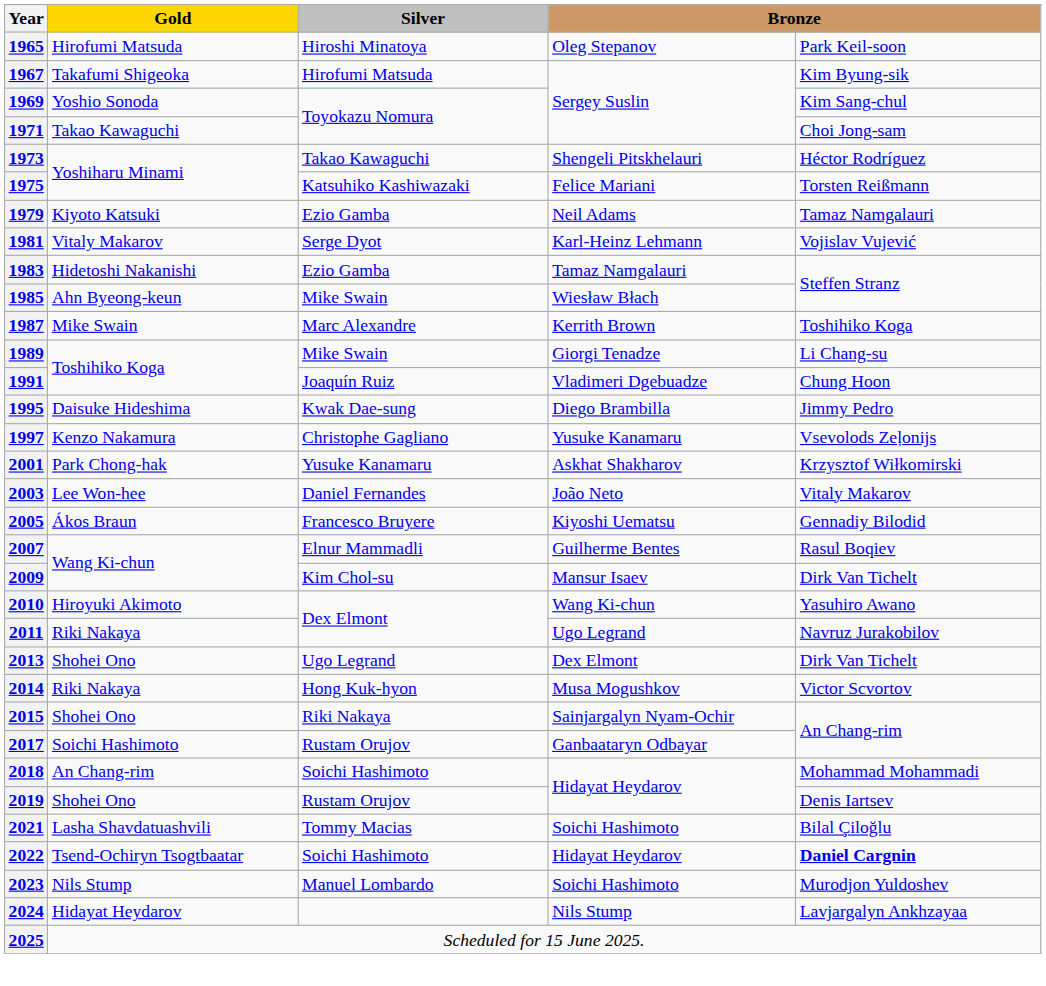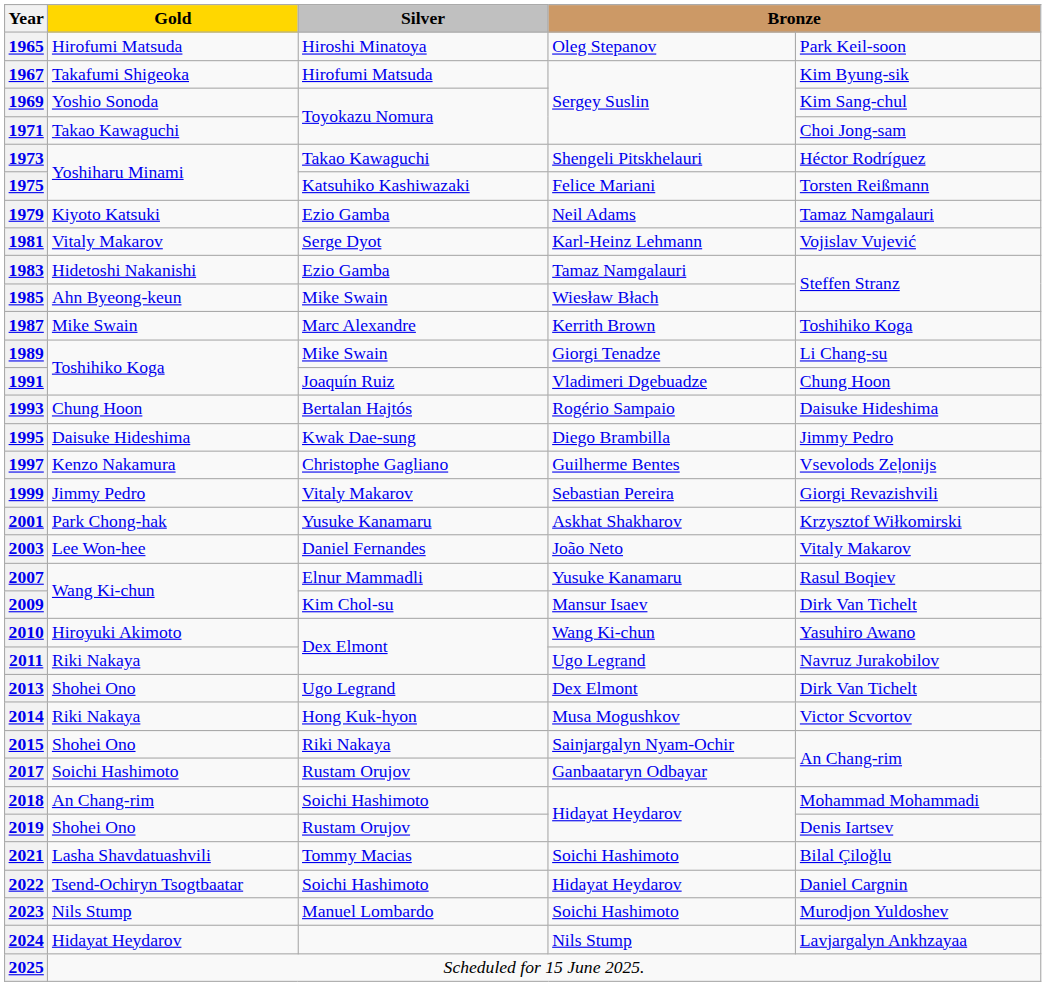+ row: (26, 409)
(617, 437) Yusuke Kanamaru -> (616, 465) Guilherme Bentes
+ row: (26, 492)
- row: (26, 520)
(616, 548) Guilherme Bentes -> (617, 576) Yusuke Kanamaru
(858, 855) bold -> (854, 883) normal
